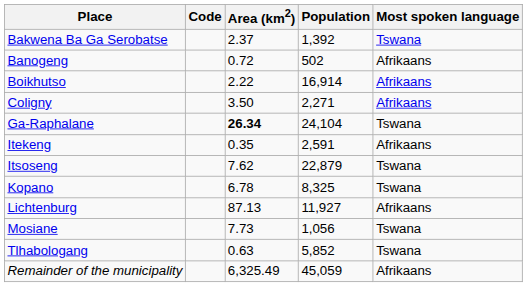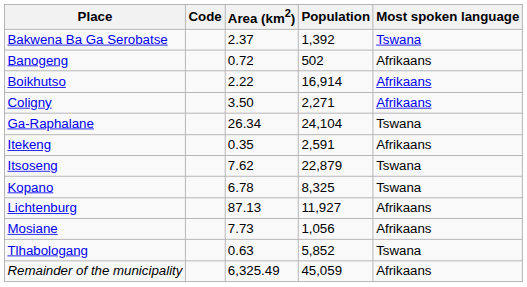(244, 123) bold -> (244, 123) normal
(399, 229) Tswana -> (404, 229) Afrikaans
